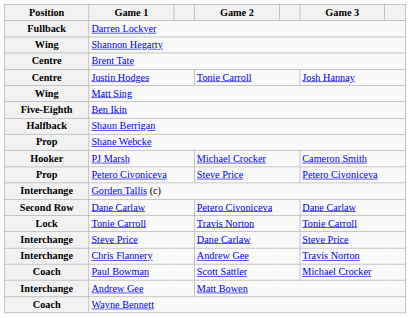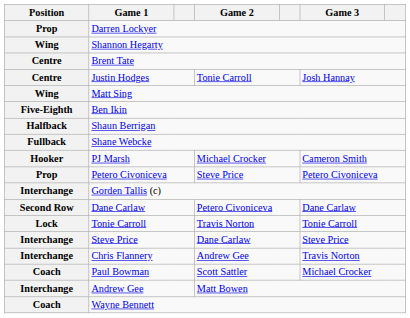(47, 28) Fullback -> (47, 28) Prop
(47, 142) Prop -> (47, 142) Fullback
